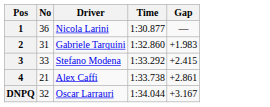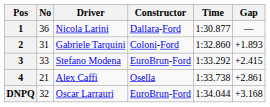+ column: (160, 12)
(183, 45) +1.983 -> (249, 45) +1.893
(183, 94) +3.167 -> (249, 94) +3.168
